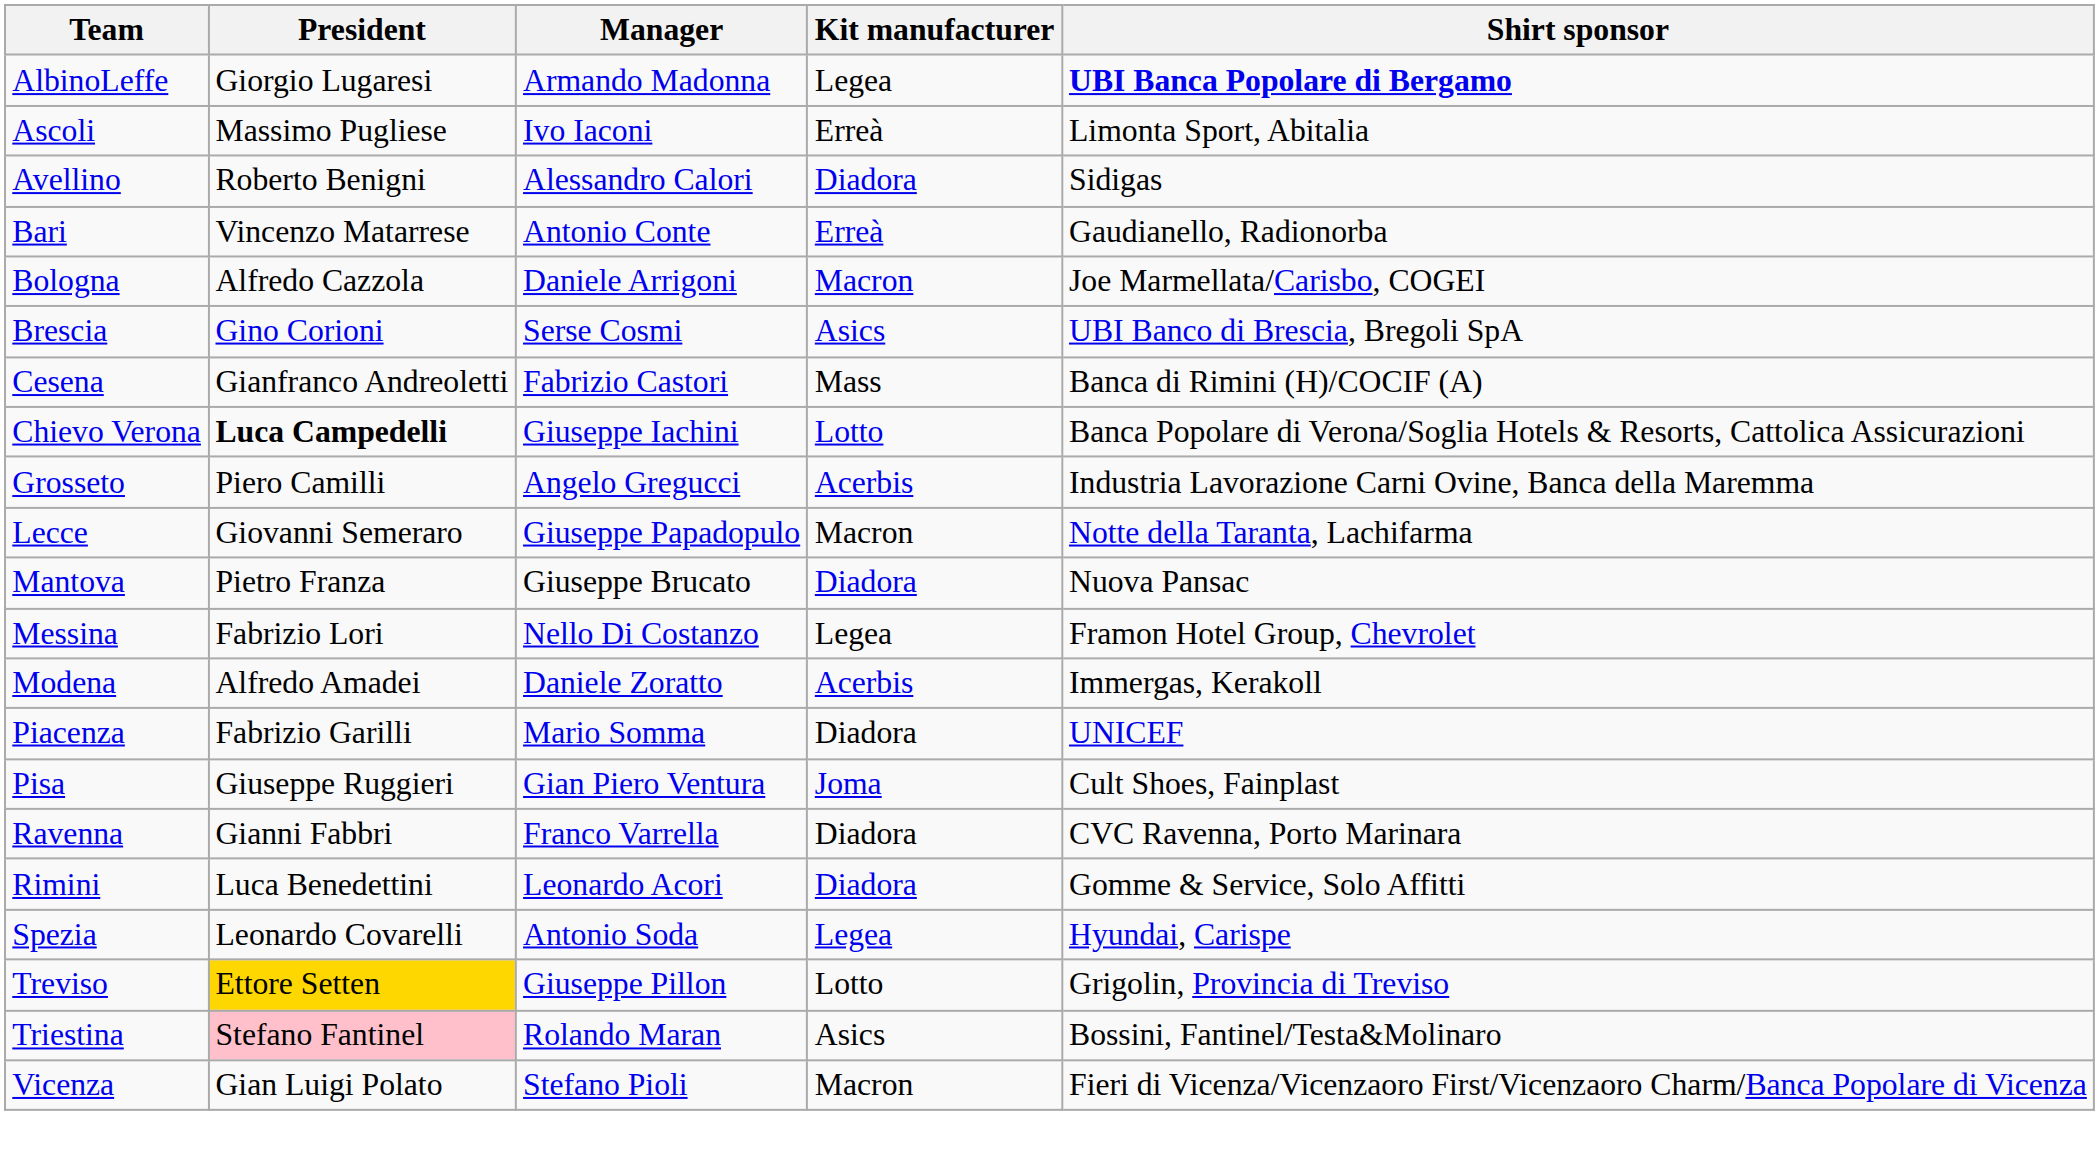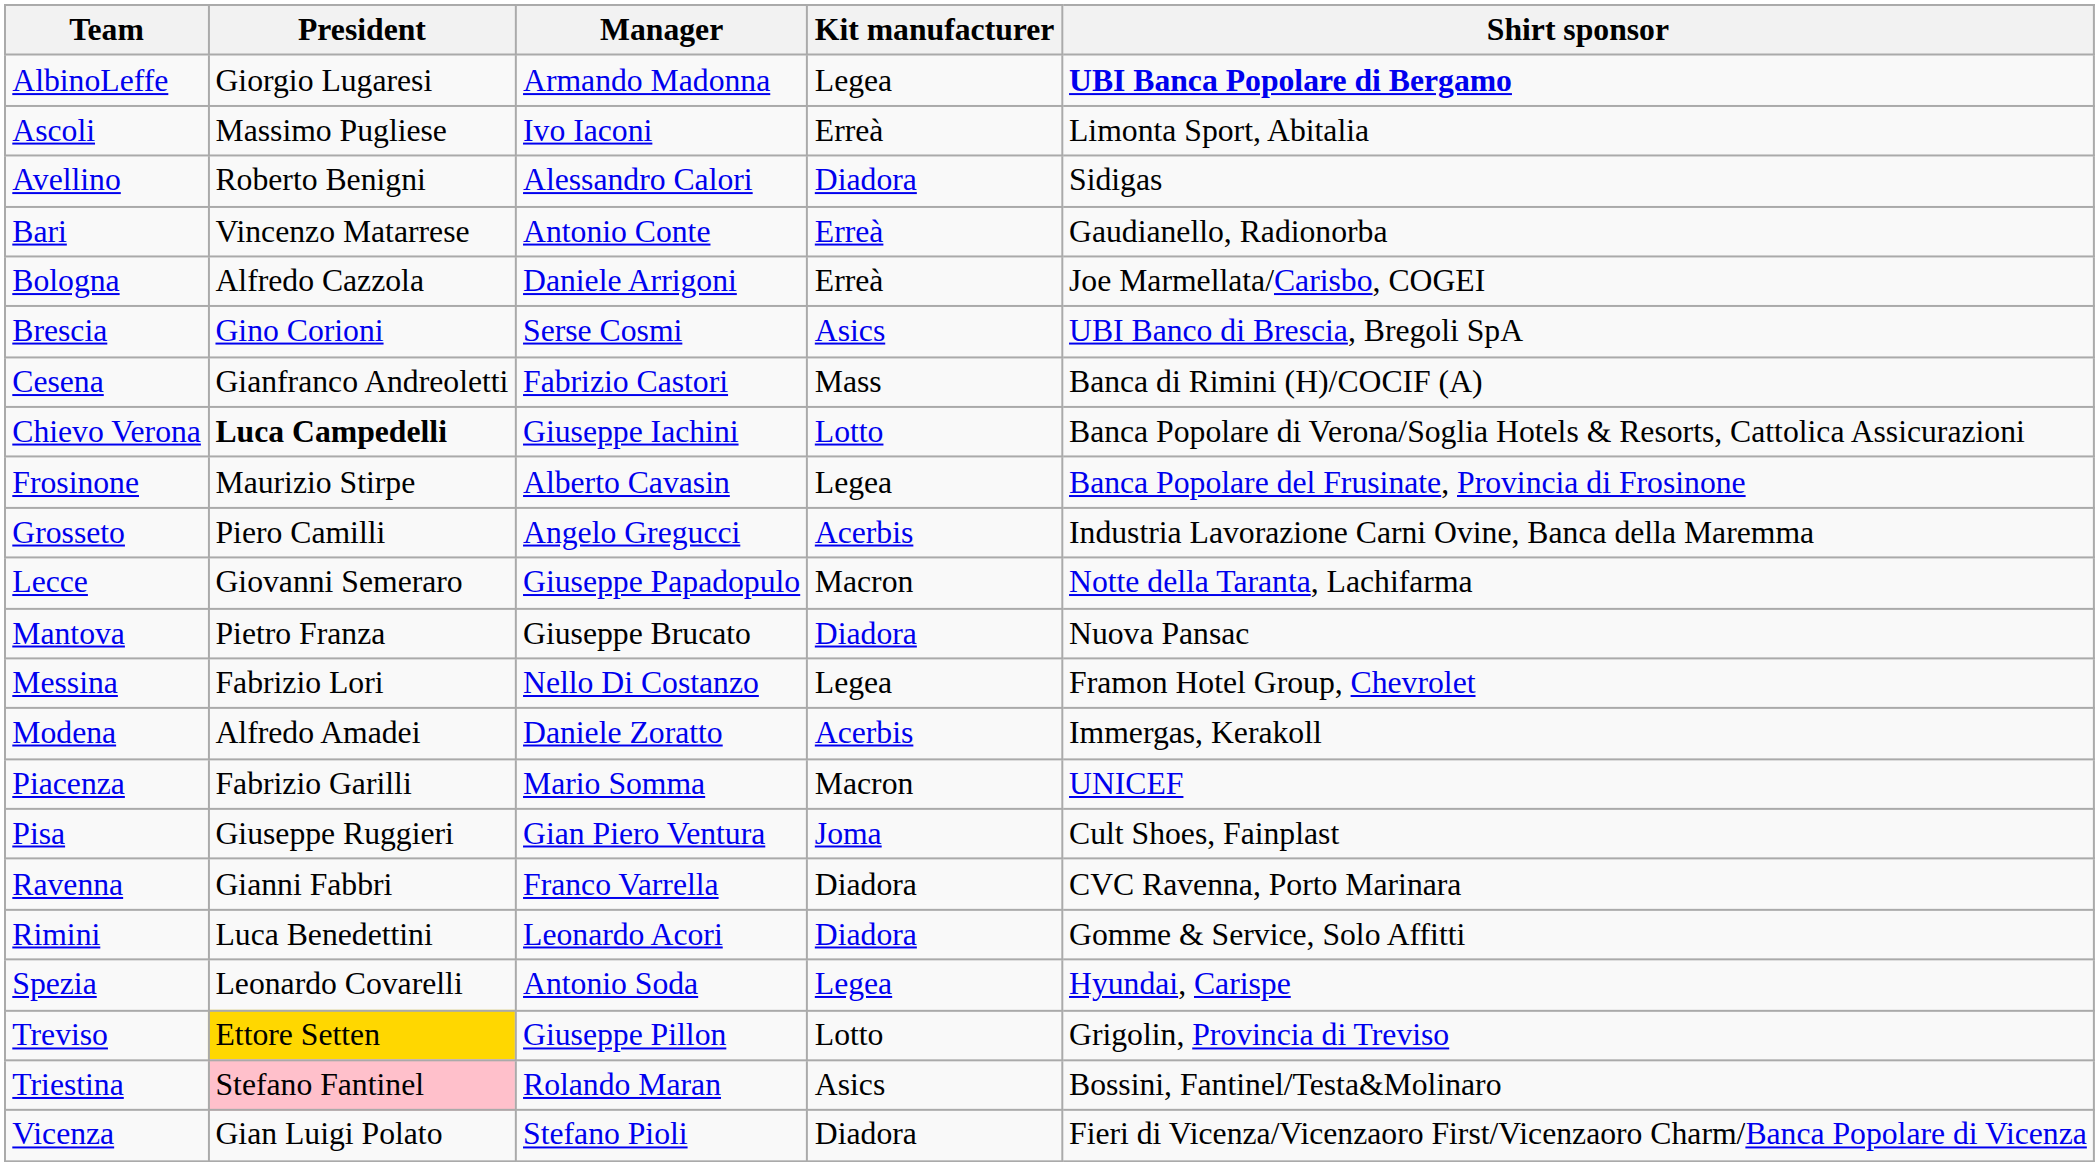(864, 280) Macron -> (849, 280) Erreà
+ row: (76, 481)
(866, 733) Diadora -> (864, 783) Macron
(864, 1084) Macron -> (866, 1134) Diadora
